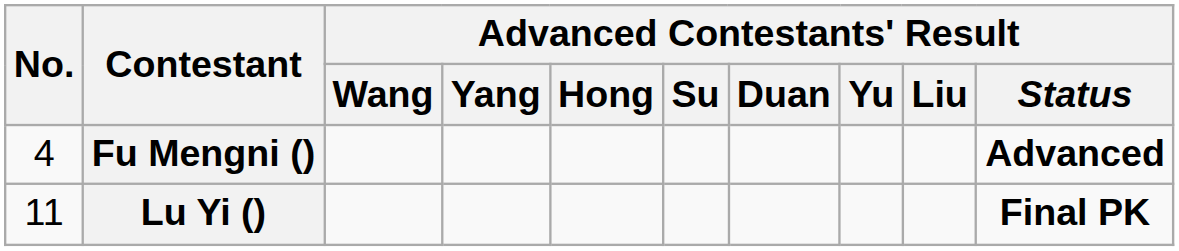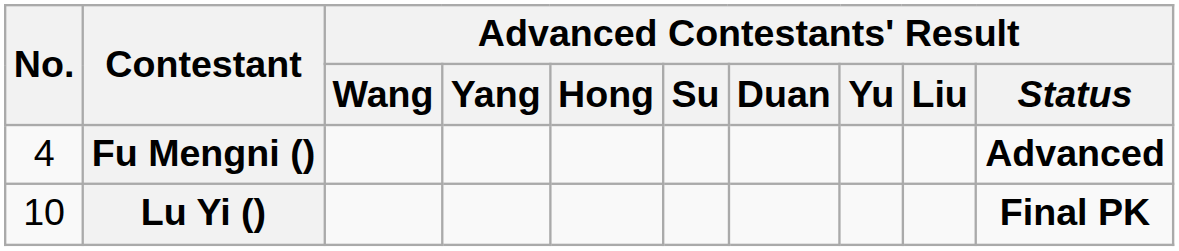(44, 213) 11 -> (44, 213) 10
